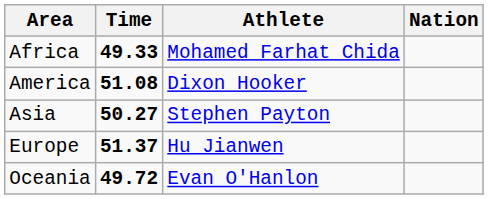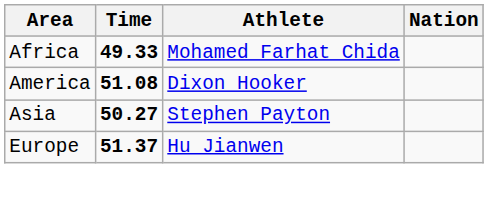- row: (50, 178)
